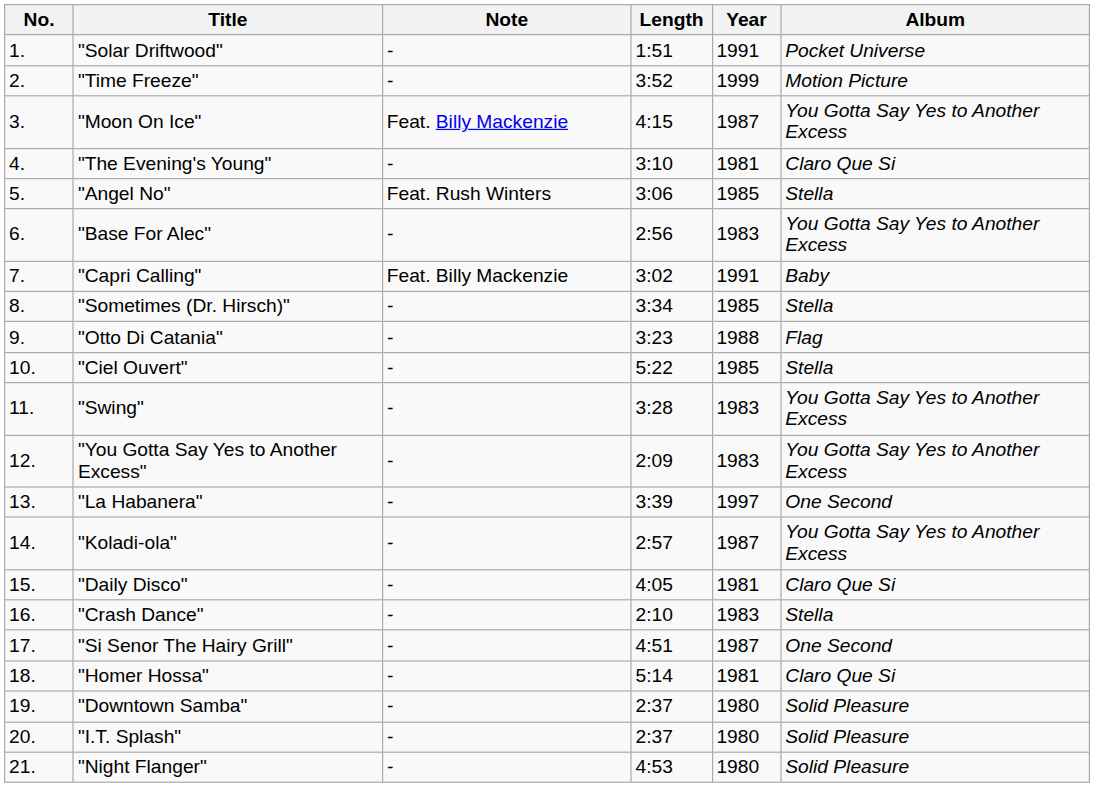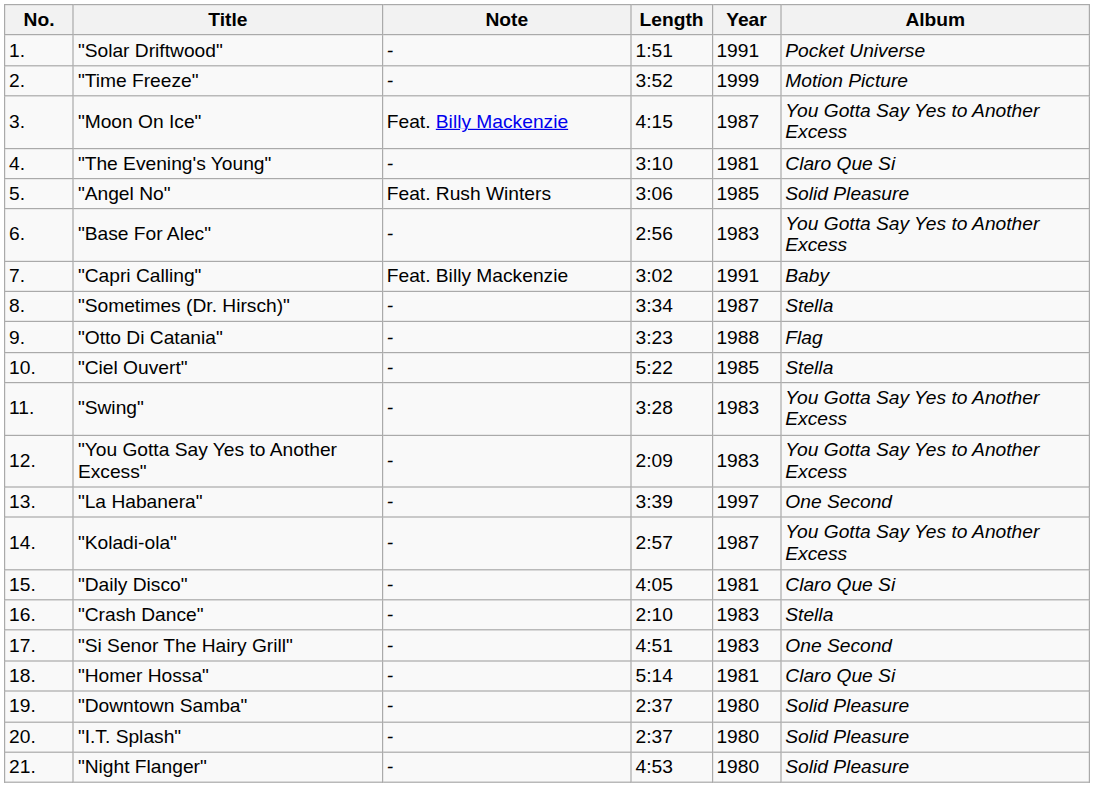(809, 193) Stella -> (847, 193) Solid Pleasure
(738, 306) 1985 -> (738, 306) 1987
(738, 645) 1987 -> (738, 645) 1983
